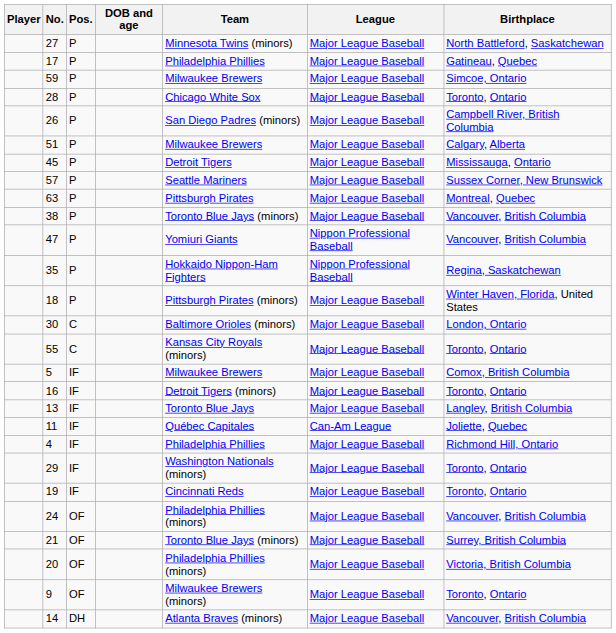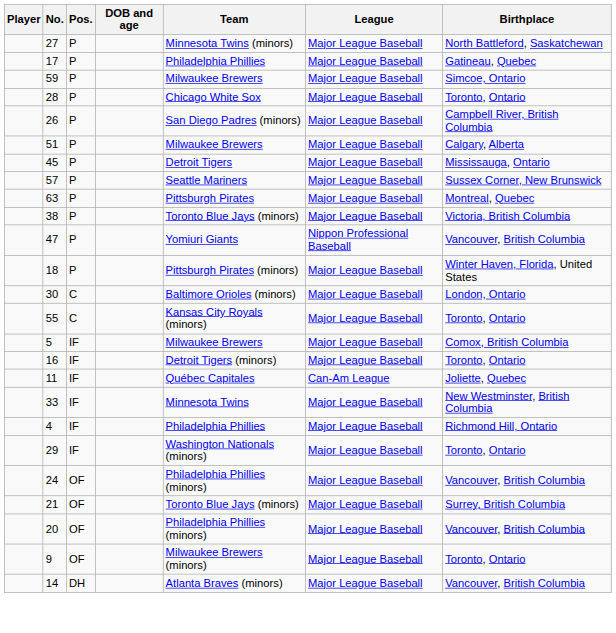(516, 216) Vancouver, British Columbia -> (508, 216) Victoria, British Columbia
- row: (52, 270)
- row: (52, 408)
+ row: (52, 402)
- row: (52, 492)
(509, 564) Victoria, British Columbia -> (515, 529) Vancouver, British Columbia
